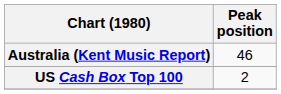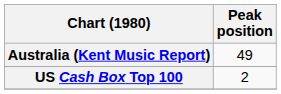(245, 54) 46 -> (245, 54) 49
